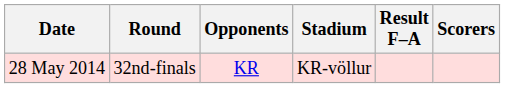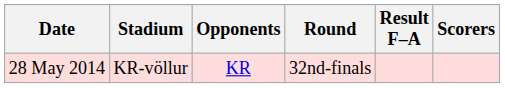columns swapped: (155, 29) <-> (334, 29)
